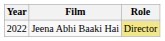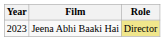(17, 28) 2022 -> (17, 28) 2023
